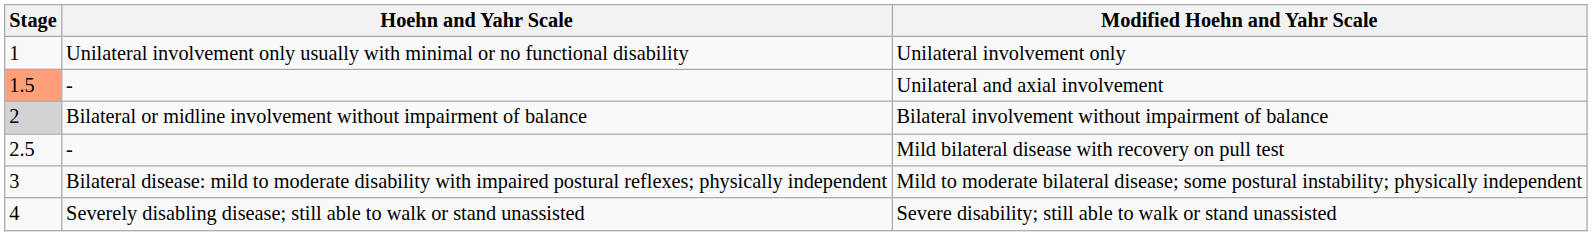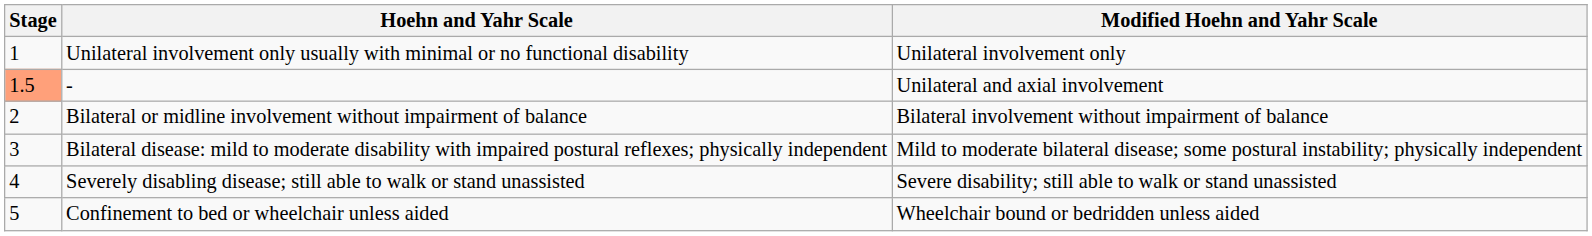(14, 117) lightgrey background -> (14, 117) no background
- row: (1090, 149)
+ row: (1078, 213)
